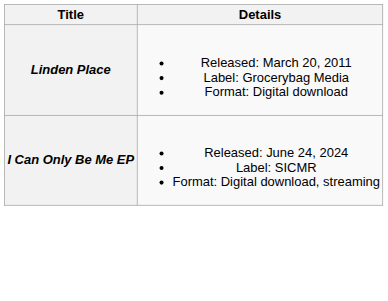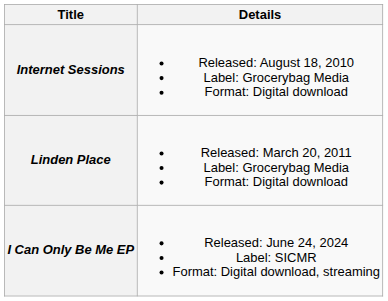+ row: (71, 70)
